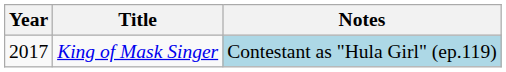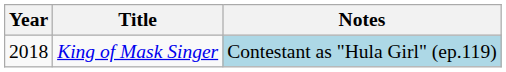(29, 50) 2017 -> (29, 50) 2018
